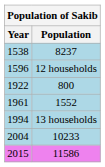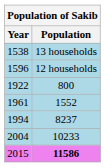(66, 51) 8237 -> (66, 51) 13 households
(66, 119) 13 households -> (66, 119) 8237
(66, 153) normal -> (66, 153) bold
